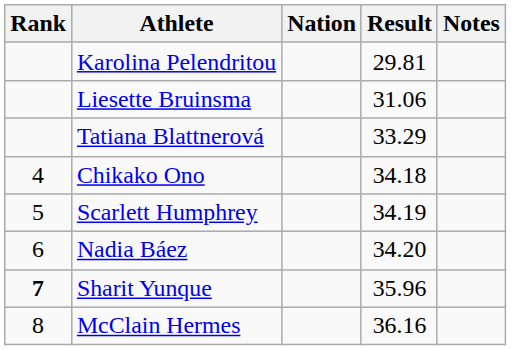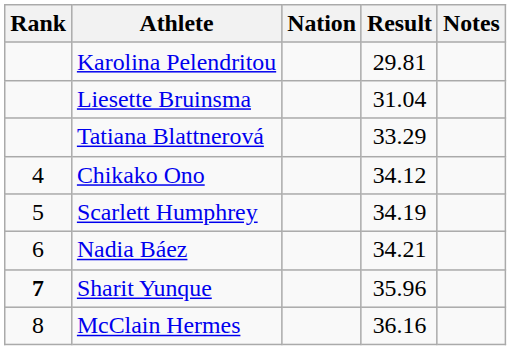(400, 99) 31.06 -> (400, 99) 31.04
(400, 174) 34.18 -> (400, 174) 34.12
(400, 250) 34.20 -> (400, 250) 34.21
